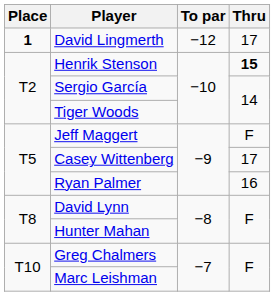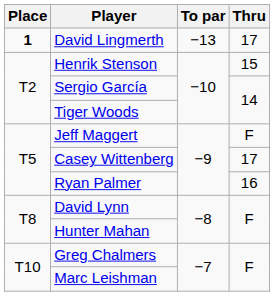(203, 40) −12 -> (203, 40) −13
(249, 64) bold -> (249, 64) normal
